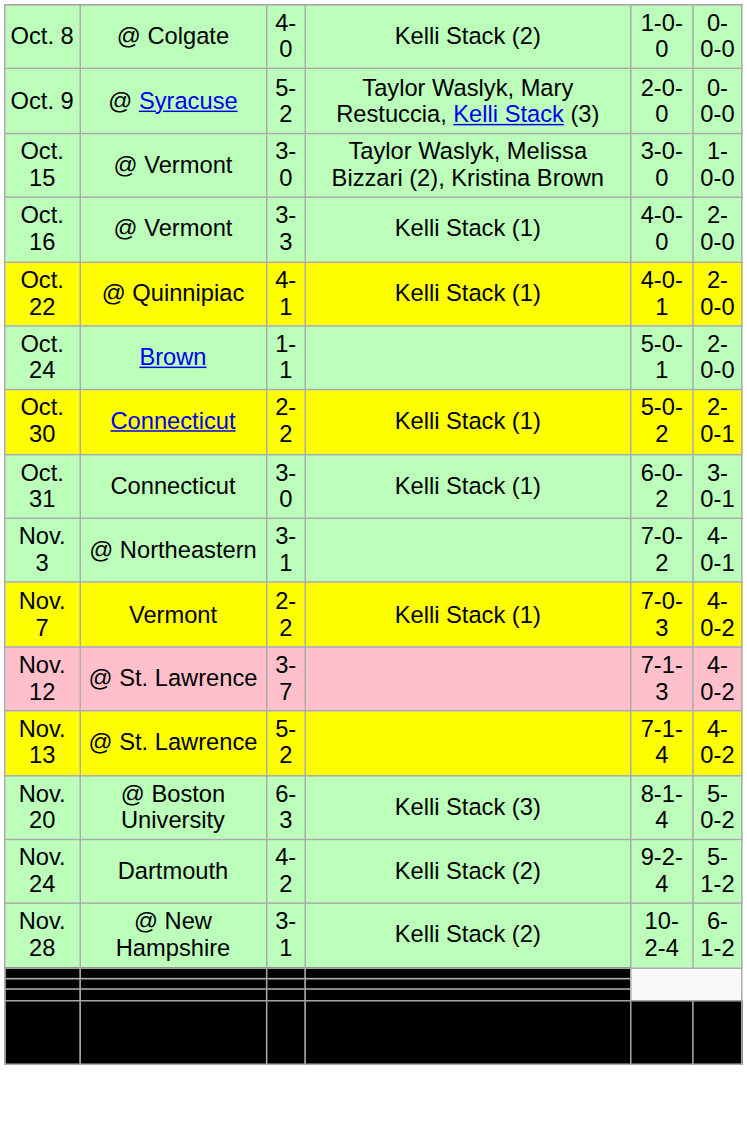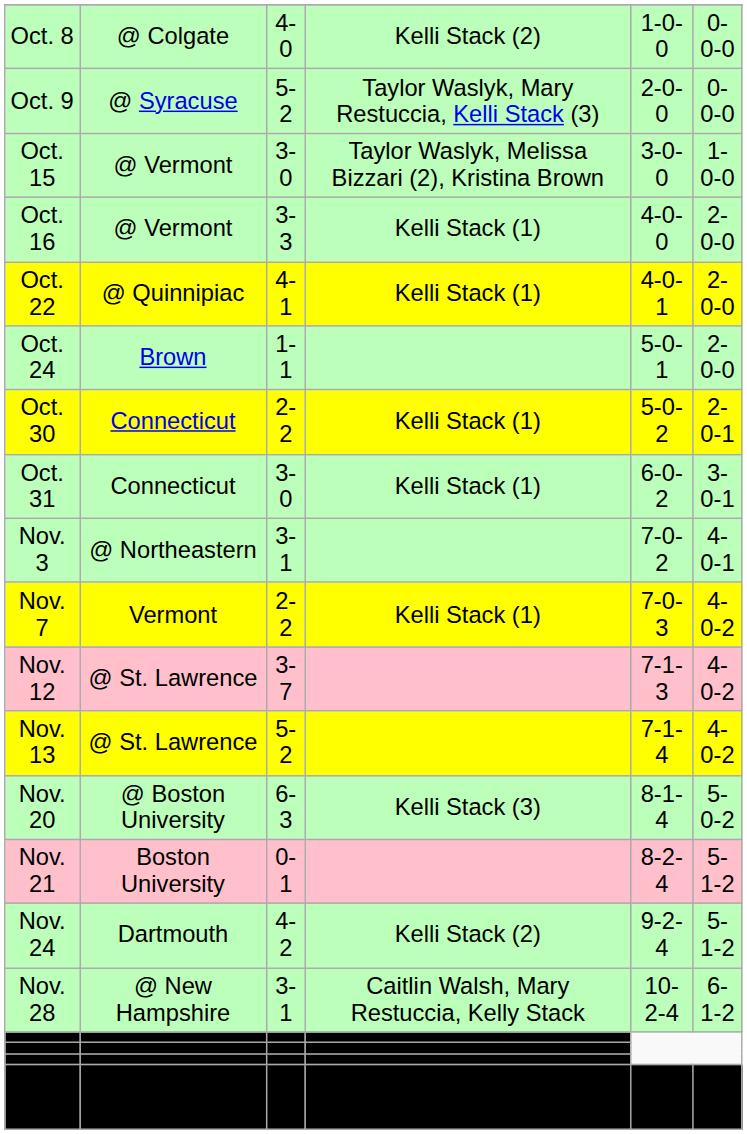+ row: (42, 871)
(468, 935) Kelli Stack (2) -> (468, 999) Caitlin Walsh, Mary Restuccia, Kelly Stack
(468, 1032) Caitlin Walsh, Mary Restuccia, Kelly Stack -> (468, 1096) Kelli Stack (2)
